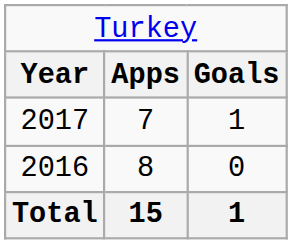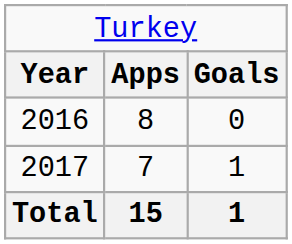rows swapped: (55, 168) <-> (55, 122)
